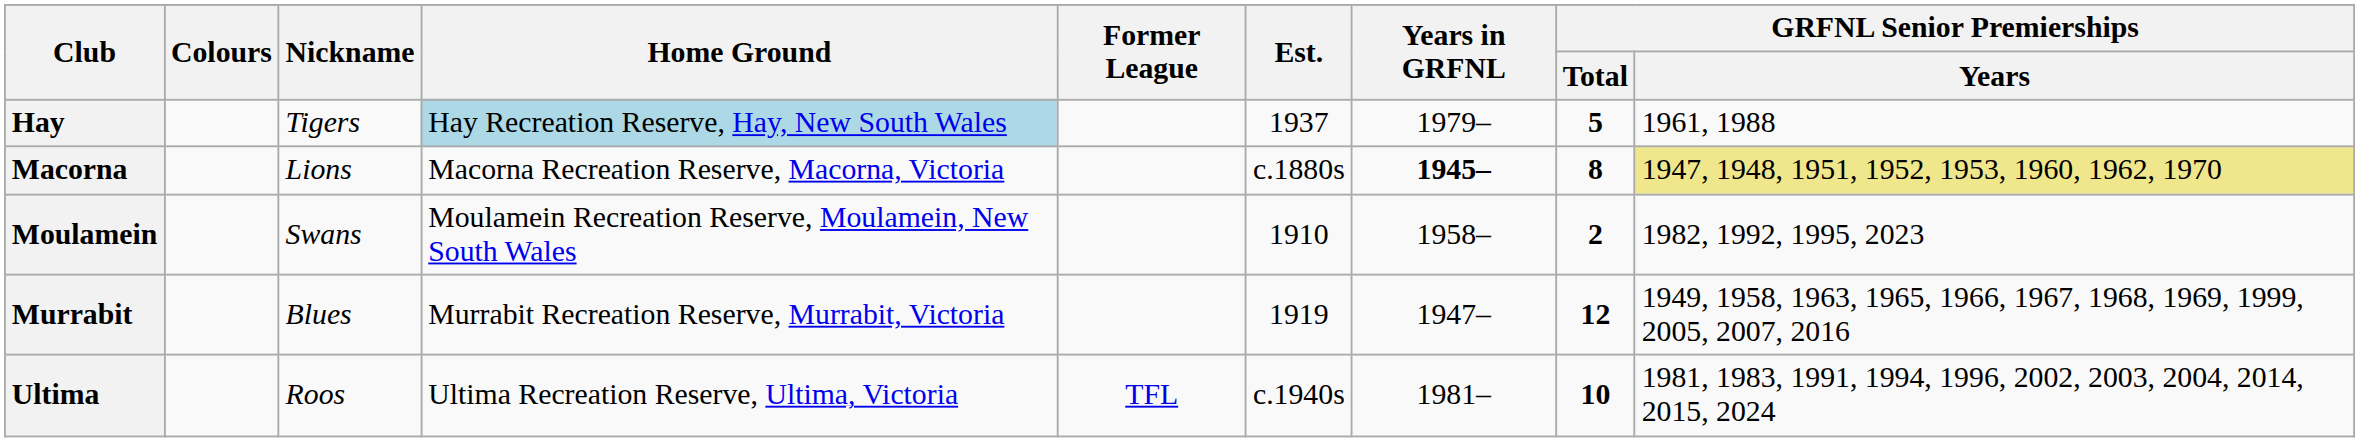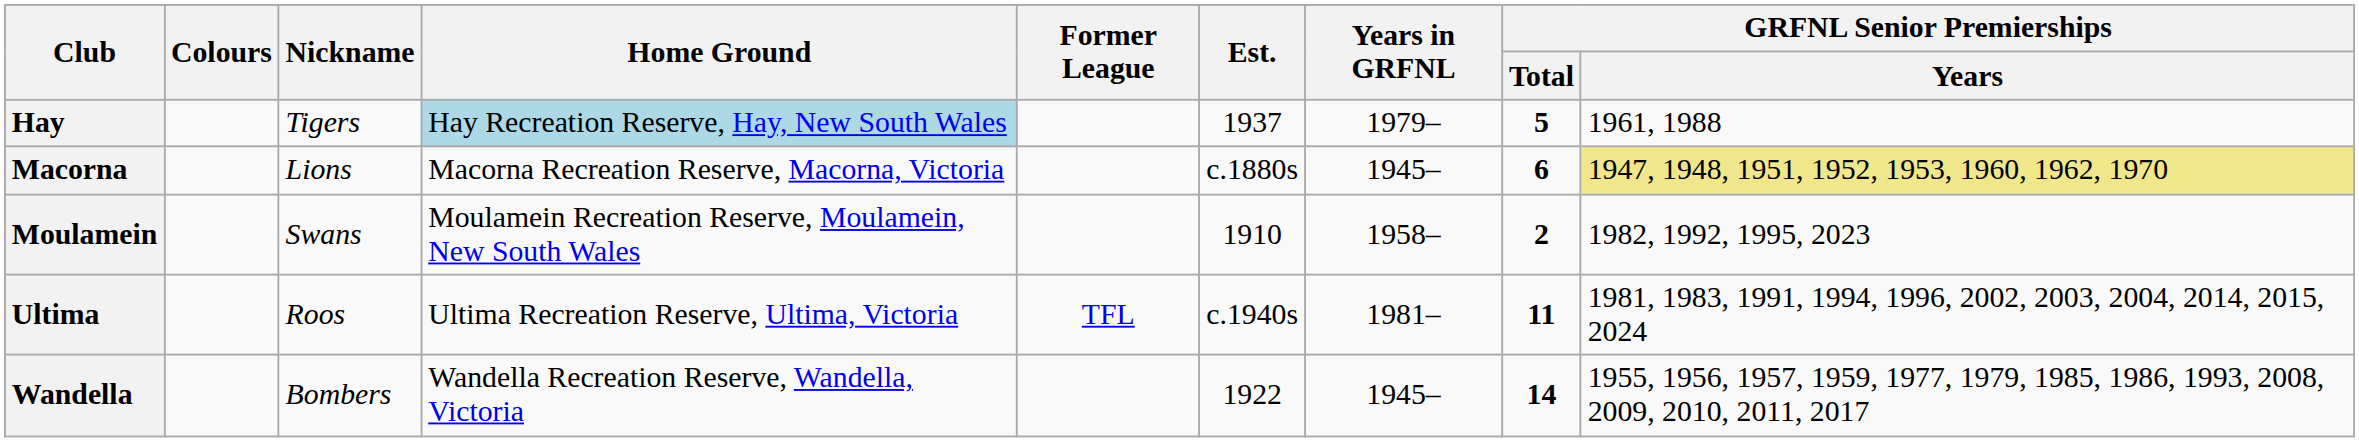(1454, 169) bold -> (1403, 169) normal
(1595, 169) 8 -> (1541, 169) 6
- row: (72, 314)
(1595, 394) 10 -> (1541, 314) 11
+ row: (72, 394)
